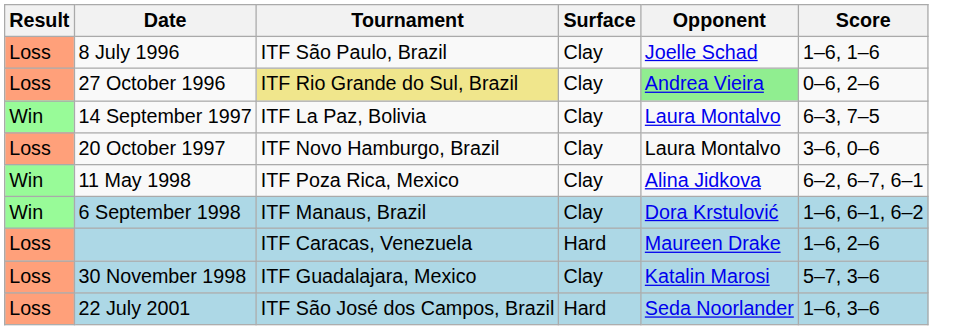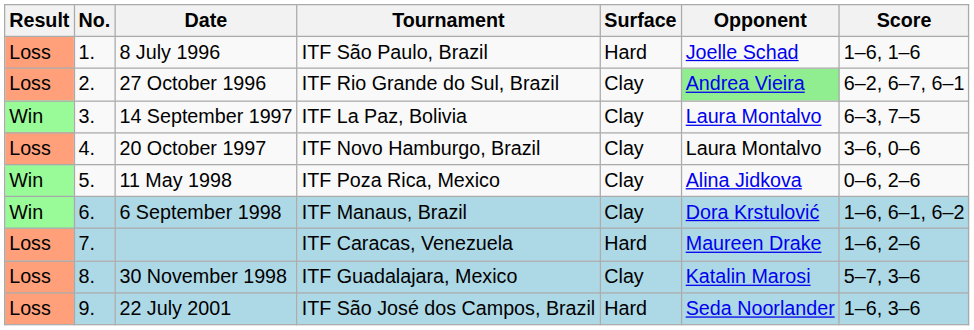+ column: (94, 20)
(583, 51) Clay -> (626, 51) Hard
(389, 83) khaki background -> (430, 83) no background
(841, 83) 0–6, 2–6 -> (904, 83) 6–2, 6–7, 6–1
(863, 179) 6–2, 6–7, 6–1 -> (882, 179) 0–6, 2–6
